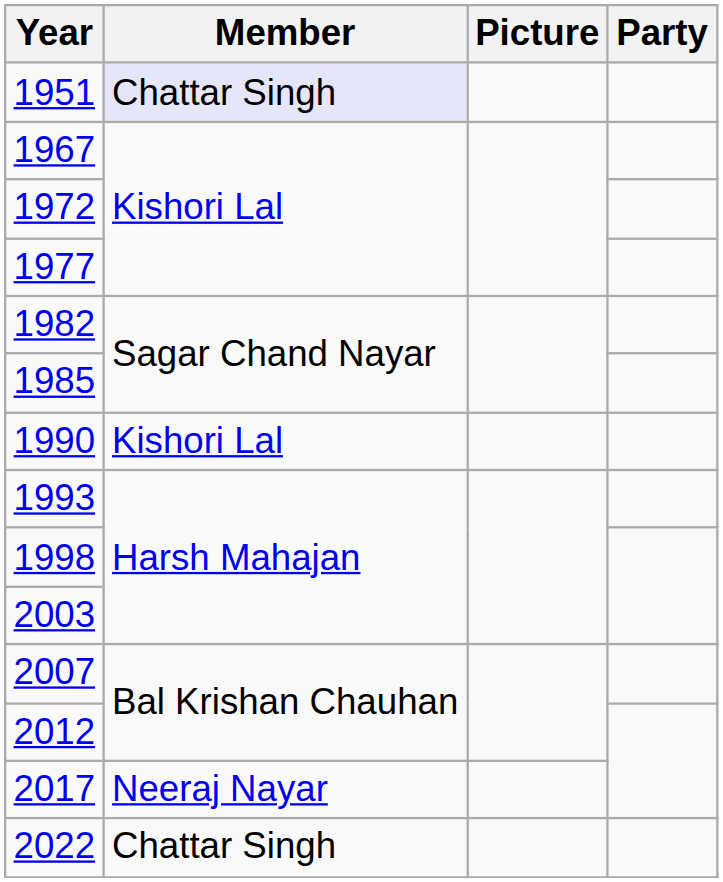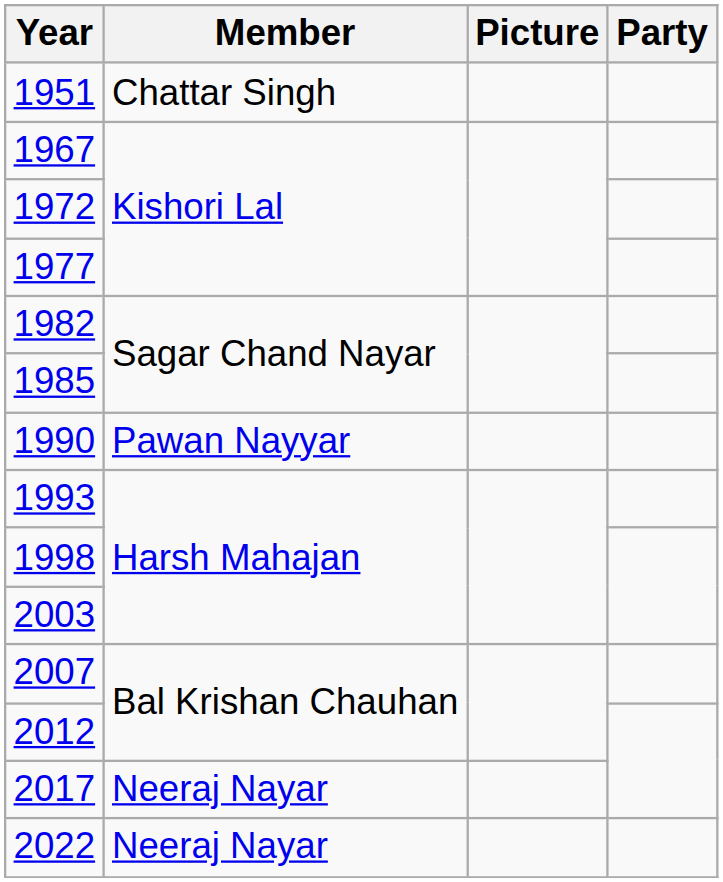(224, 91) lavender background -> (224, 91) no background
(198, 440) Kishori Lal -> (231, 440) Pawan Nayyar
(224, 847) Chattar Singh -> (220, 847) Neeraj Nayar
